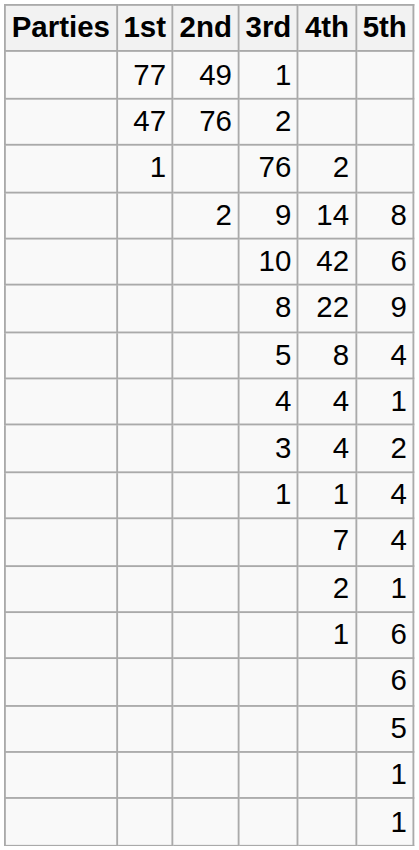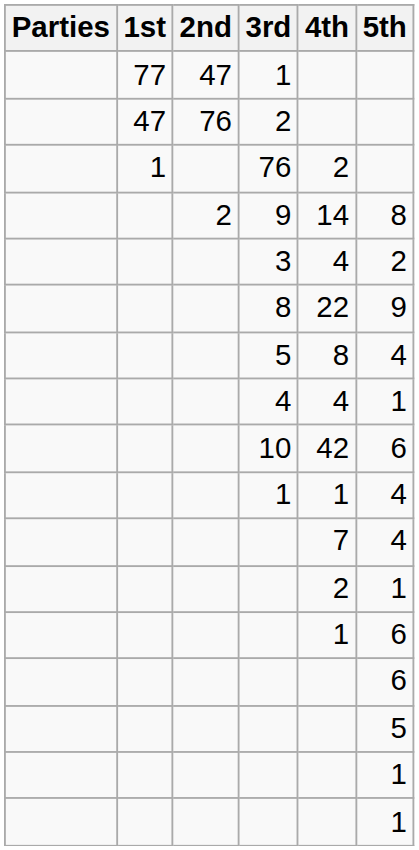(216, 74) 49 -> (216, 74) 47
rows swapped: (145, 262) <-> (145, 448)
